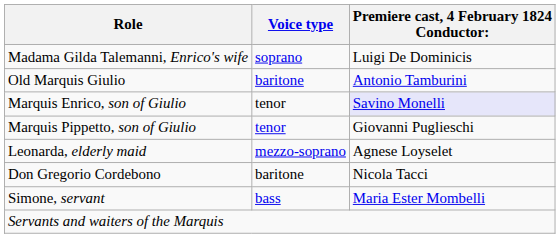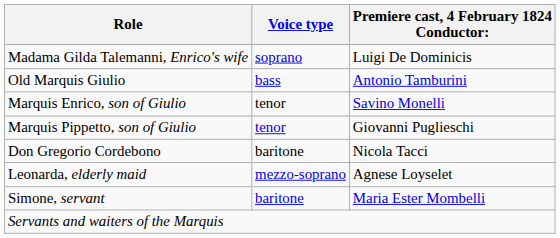(279, 80) baritone -> (268, 80) bass
(399, 103) lavender background -> (399, 103) no background
rows swapped: (84, 174) <-> (77, 151)
(268, 198) bass -> (279, 198) baritone
